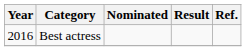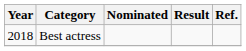(20, 35) 2016 -> (20, 35) 2018
